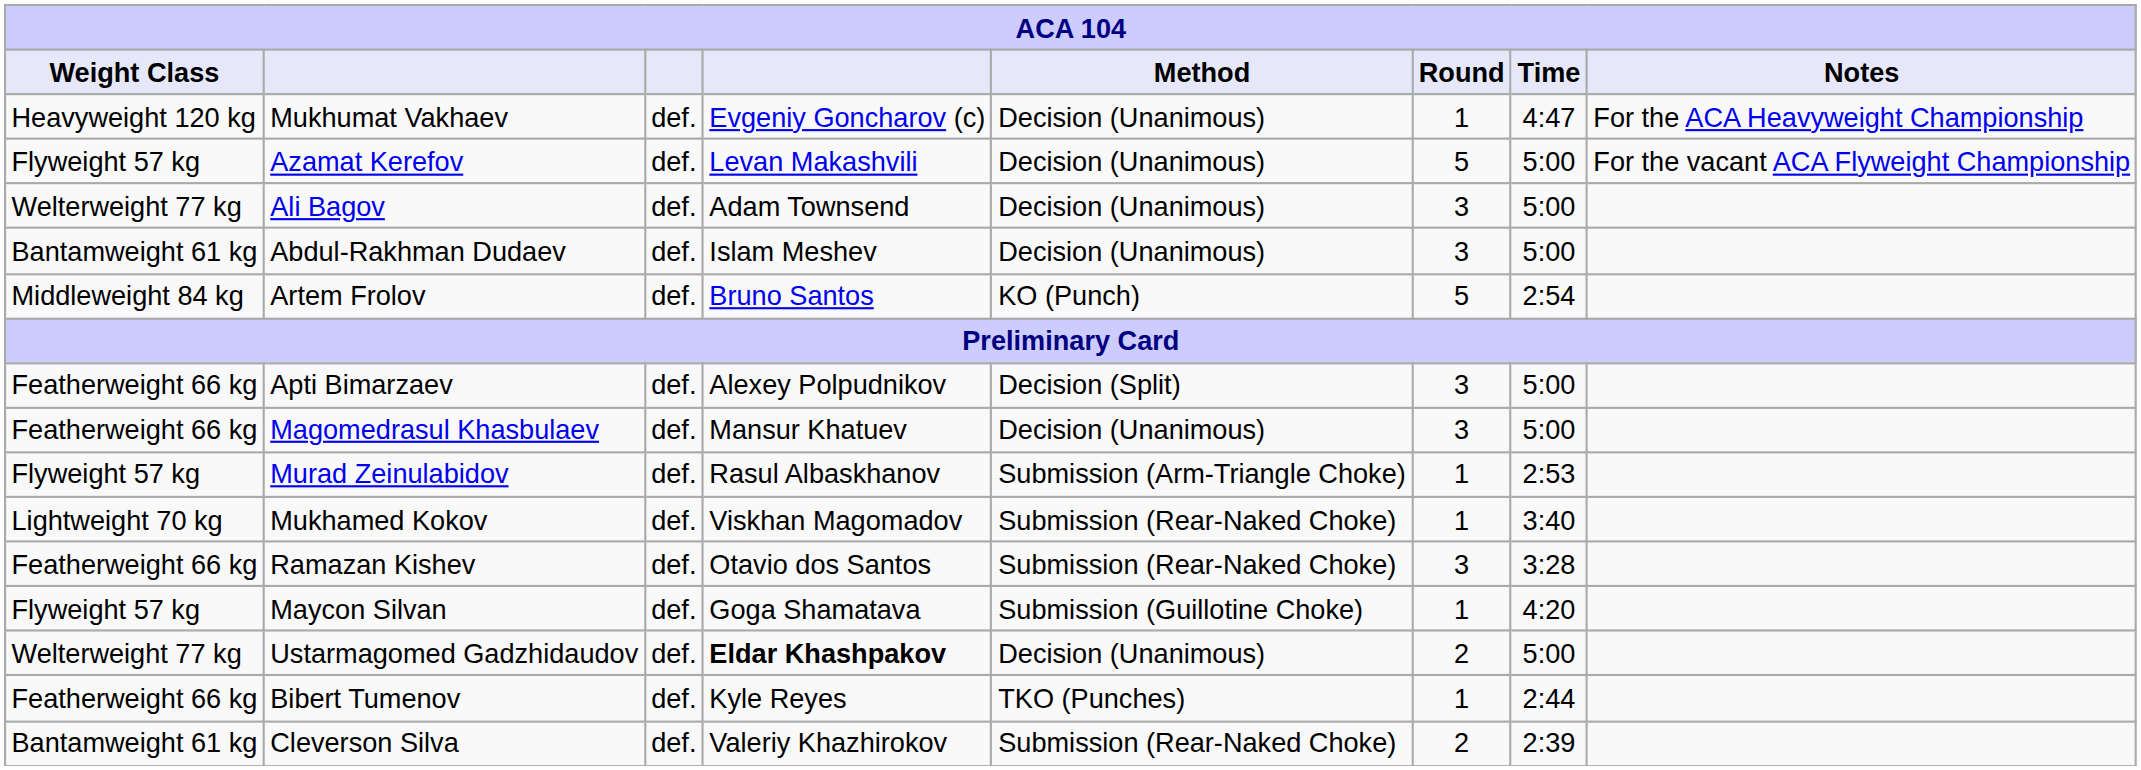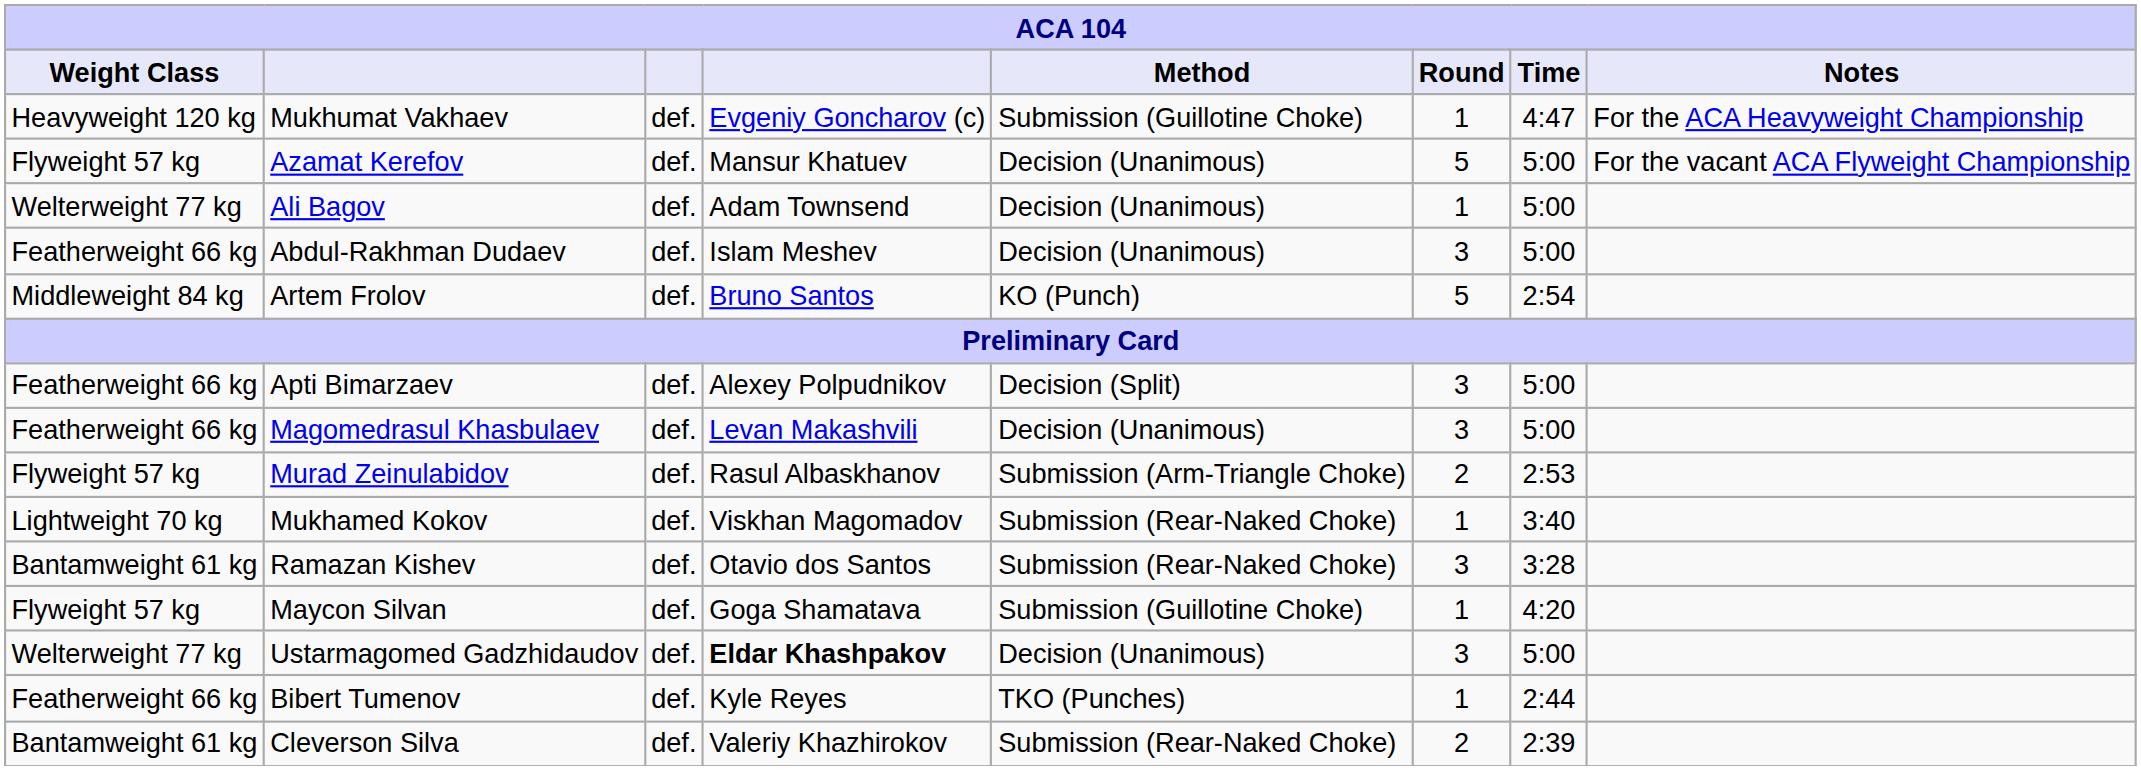(1132, 117) Decision (Unanimous) -> (1181, 117) Submission (Guillotine Choke)
(813, 161) Levan Makashvili -> (808, 161) Mansur Khatuev
(1462, 206) 3 -> (1462, 206) 1
(134, 251) Bantamweight 61 kg -> (134, 251) Featherweight 66 kg
(808, 430) Mansur Khatuev -> (813, 430) Levan Makashvili
(1462, 474) 1 -> (1462, 474) 2
(134, 564) Featherweight 66 kg -> (134, 564) Bantamweight 61 kg
(1462, 653) 2 -> (1462, 653) 3
